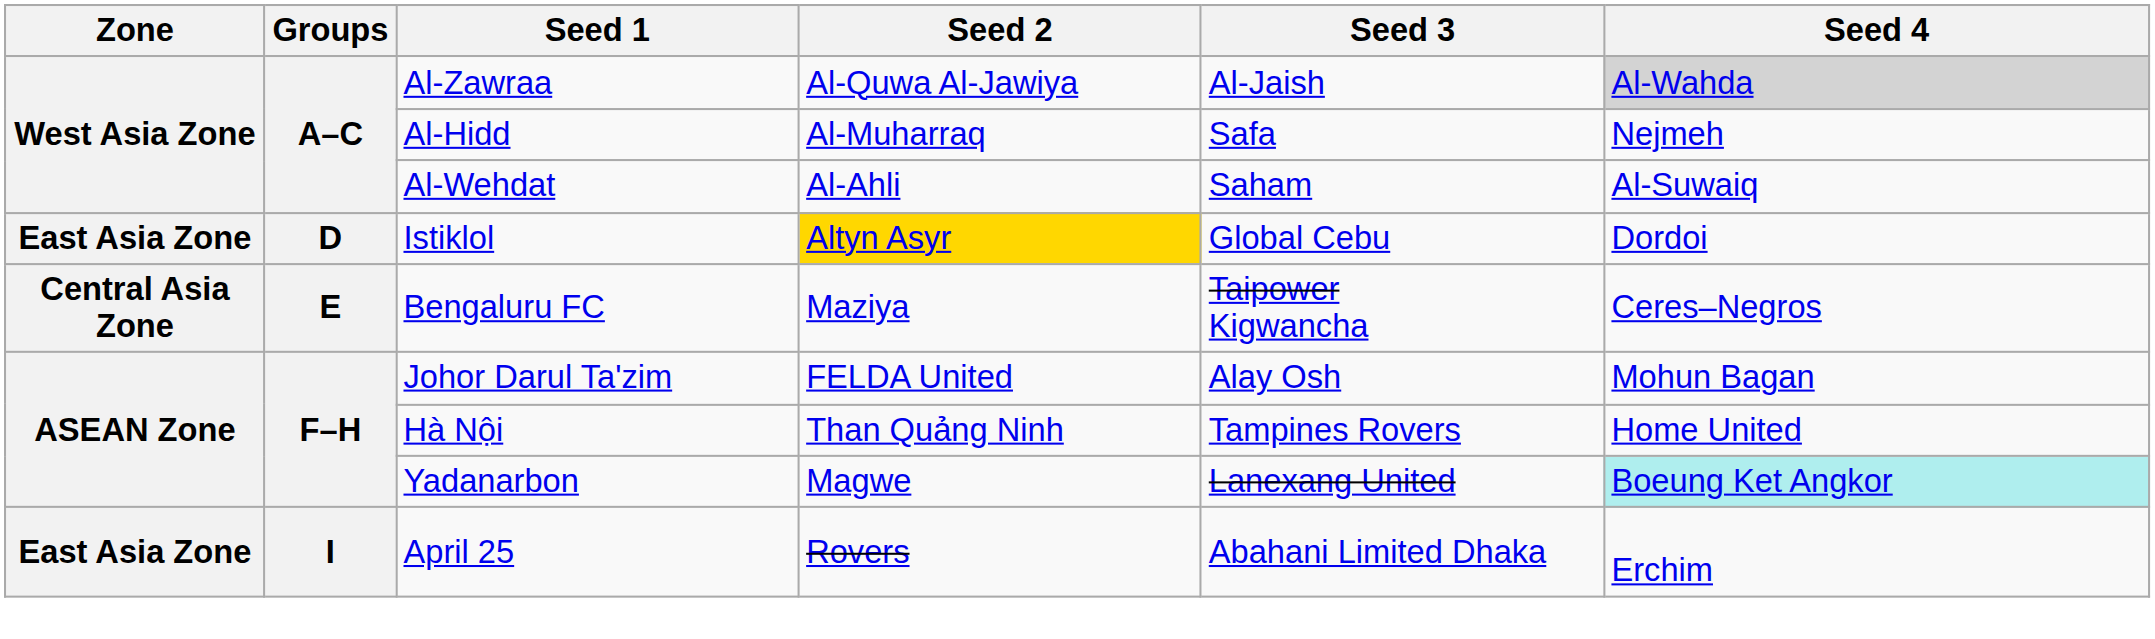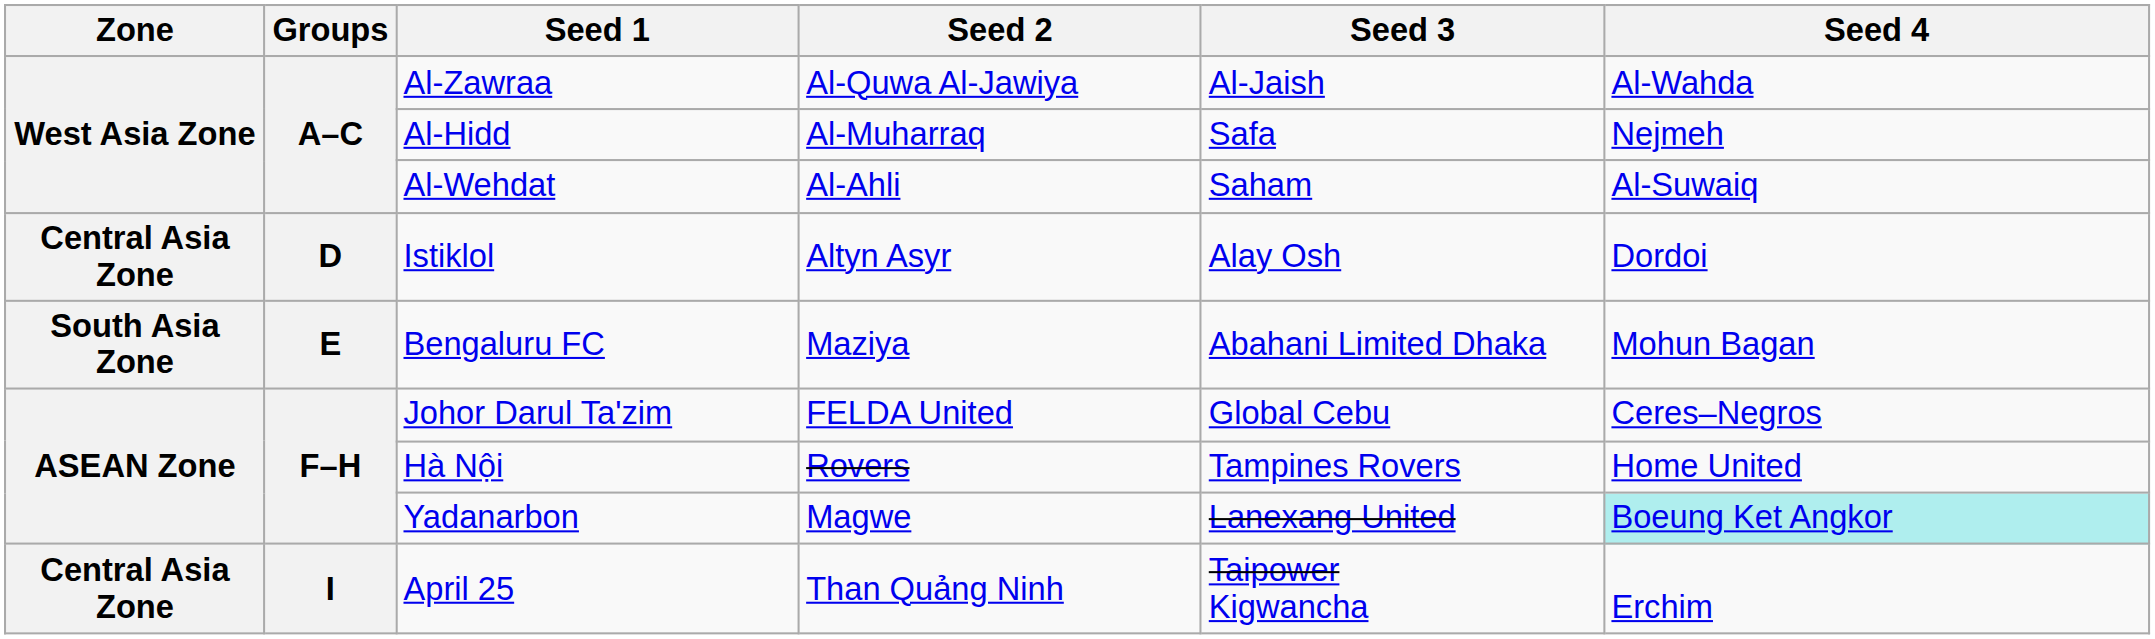(1682, 82) lightgrey background -> (1682, 82) no background
(135, 237) East Asia Zone -> (135, 255) Central Asia Zone
(879, 237) gold background -> (879, 255) no background
(1300, 237) Global Cebu -> (1275, 255) Alay Osh
(135, 307) Central Asia Zone -> (135, 344) South Asia Zone
(1289, 307) Taipower Kigwancha -> (1378, 344) Abahani Limited Dhaka
(1717, 307) Ceres–Negros -> (1713, 344) Mohun Bagan
(1275, 377) Alay Osh -> (1300, 414) Global Cebu
(1713, 377) Mohun Bagan -> (1717, 414) Ceres–Negros
(935, 429) Than Quảng Ninh -> (858, 466) Rovers
(135, 551) East Asia Zone -> (135, 588) Central Asia Zone
(858, 551) Rovers -> (935, 588) Than Quảng Ninh
(1378, 551) Abahani Limited Dhaka -> (1289, 588) Taipower Kigwancha
